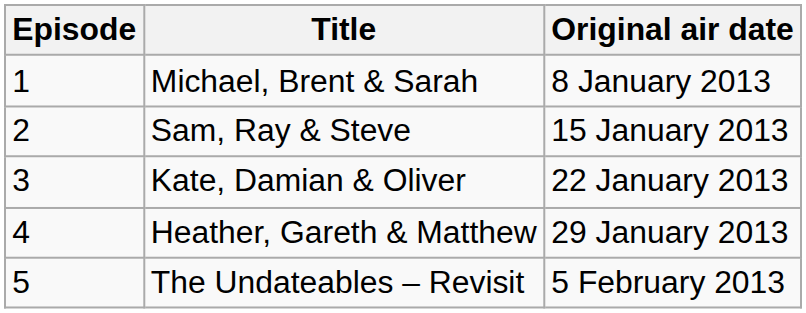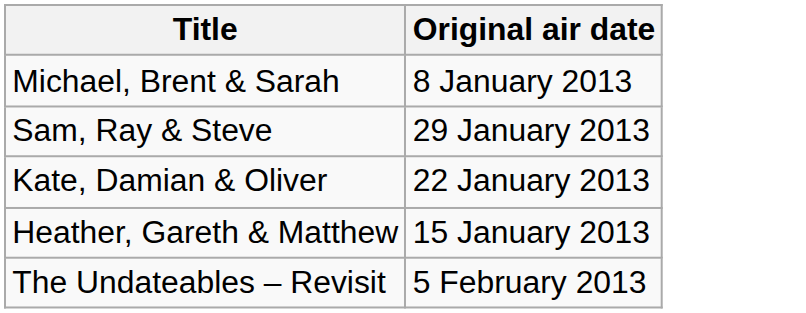- column: (74, 29)
(670, 130) 15 January 2013 -> (531, 130) 29 January 2013
(670, 231) 29 January 2013 -> (531, 231) 15 January 2013
